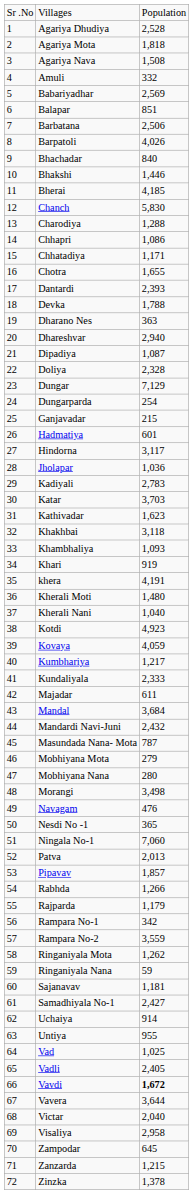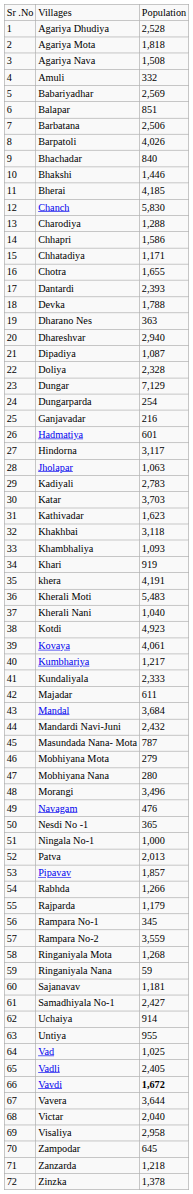(153, 239) 1,086 -> (153, 239) 1,586
(149, 418) 215 -> (149, 418) 216
(153, 467) 1,036 -> (153, 467) 1,063
(153, 597) 1,480 -> (153, 597) 5,483
(153, 645) 4,059 -> (153, 645) 4,061
(153, 792) 3,498 -> (153, 792) 3,496
(153, 840) 7,060 -> (153, 840) 1,000
(149, 922) 342 -> (149, 922) 345
(153, 954) 1,262 -> (153, 954) 1,268
(153, 1165) 1,215 -> (153, 1165) 1,218
